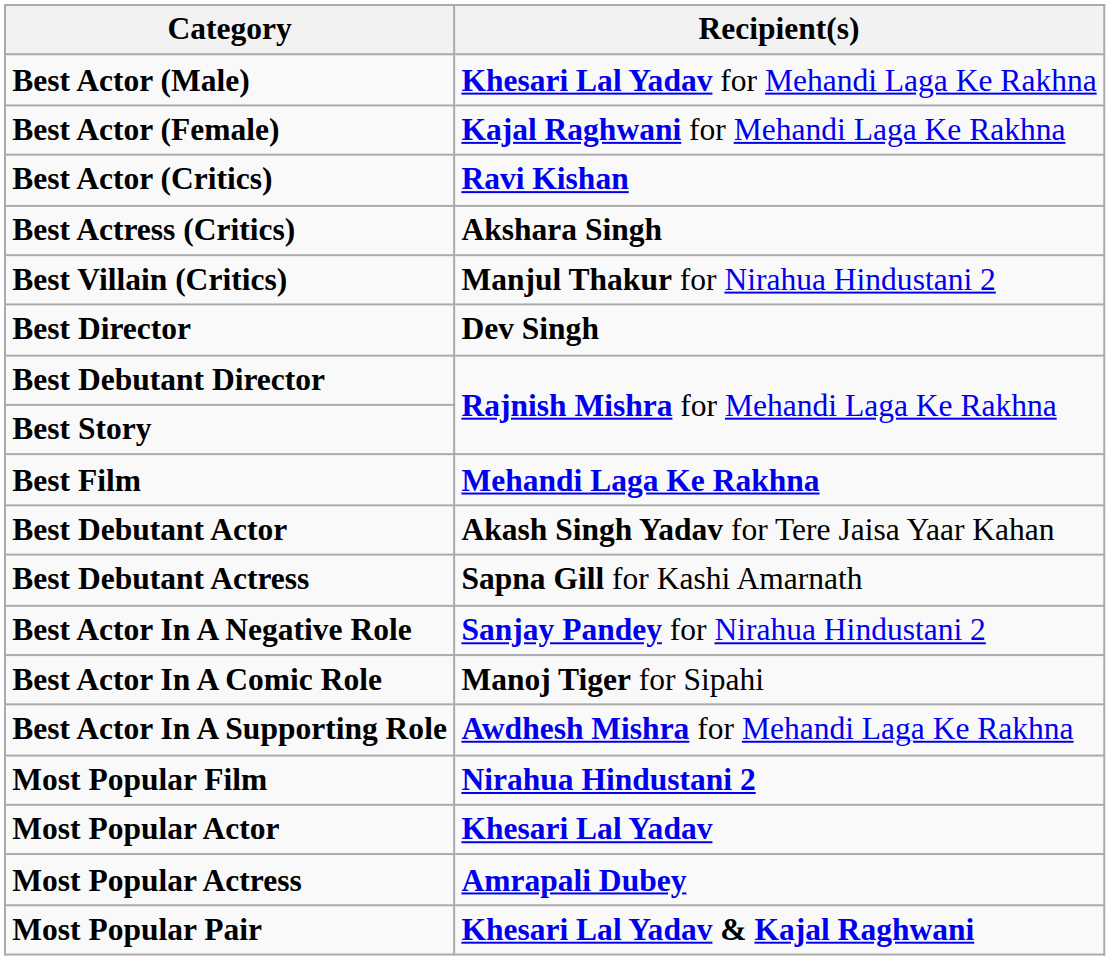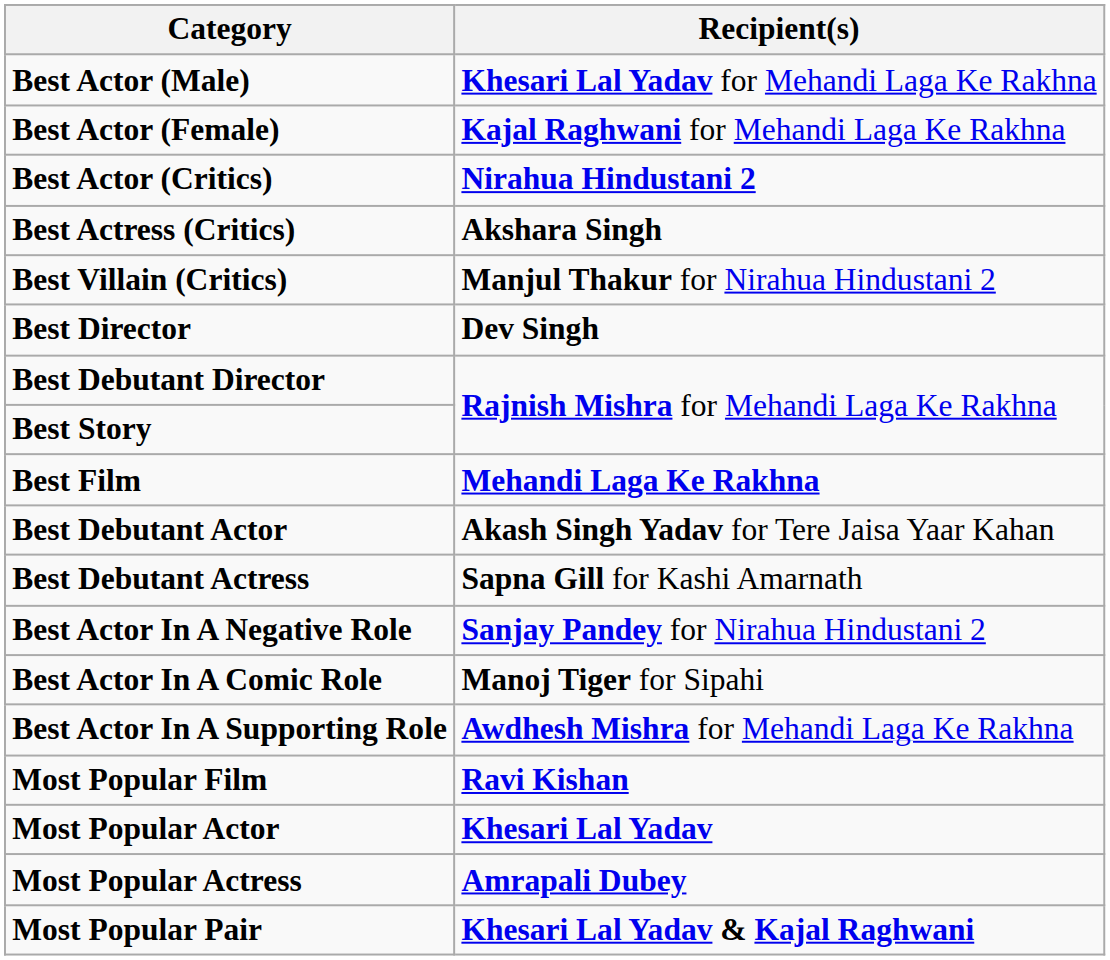(545, 179) Ravi Kishan -> (609, 179) Nirahua Hindustani 2
(609, 779) Nirahua Hindustani 2 -> (545, 779) Ravi Kishan
